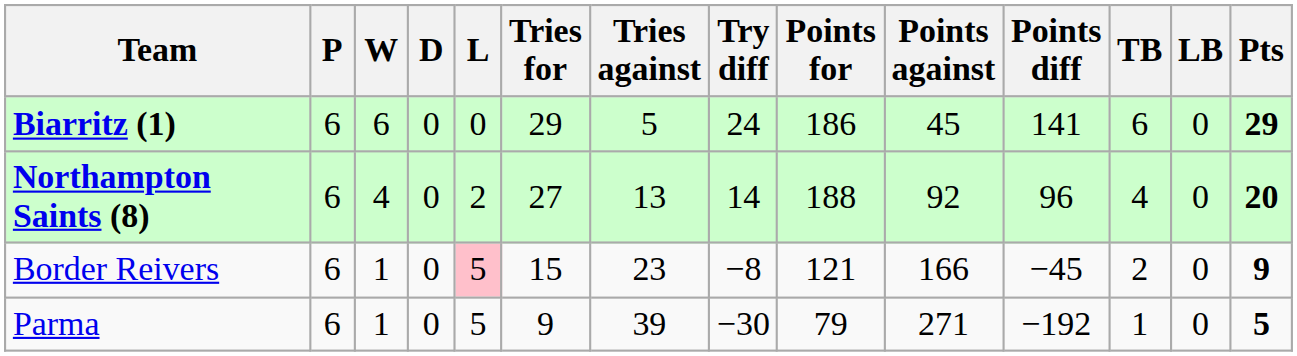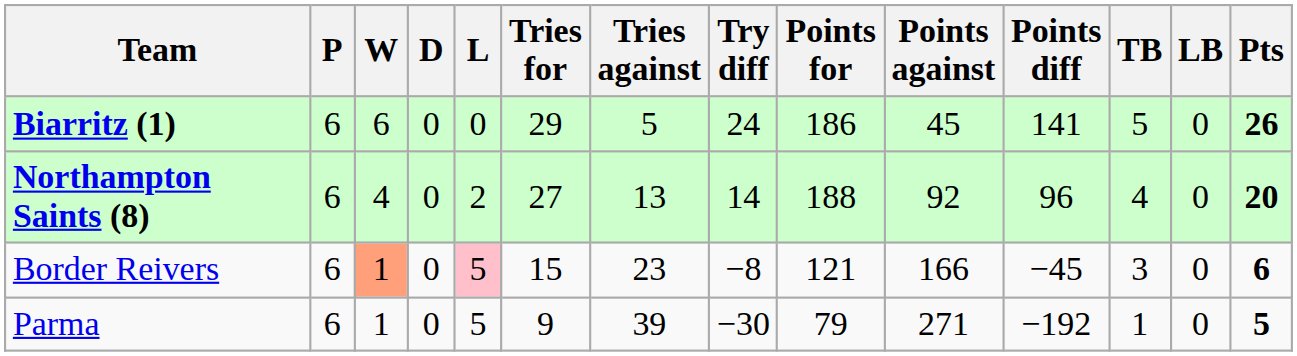(1140, 123) 6 -> (1140, 123) 5
(1261, 123) 29 -> (1261, 123) 26
(381, 269) no background -> (381, 269) lightsalmon background
(1140, 269) 2 -> (1140, 269) 3
(1261, 269) 9 -> (1261, 269) 6
